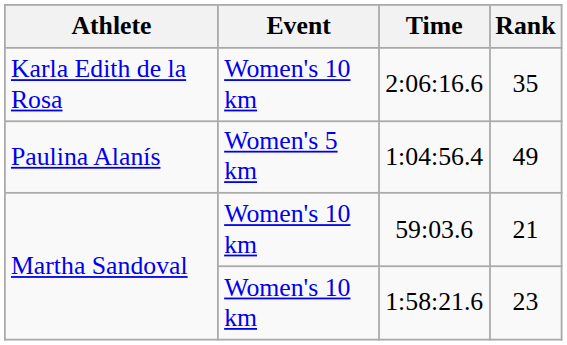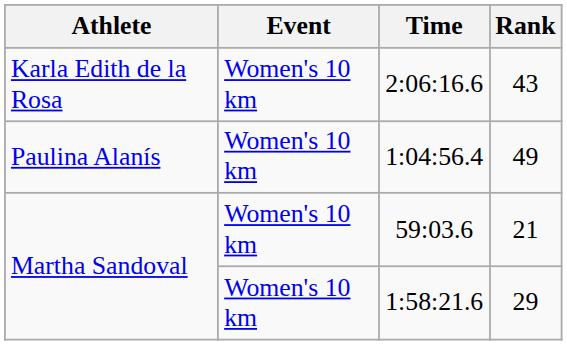(525, 83) 35 -> (525, 83) 43
(281, 156) Women's 5 km -> (287, 156) Women's 10 km
(525, 302) 23 -> (525, 302) 29
